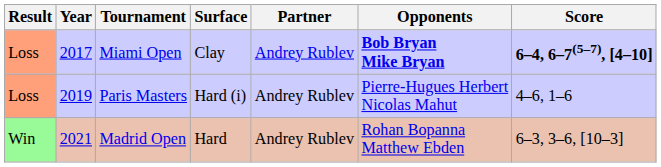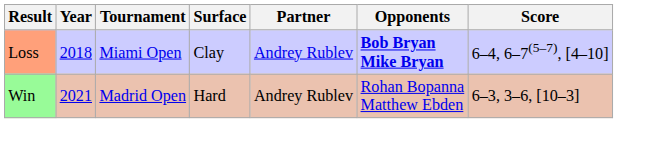(76, 52) 2017 -> (76, 52) 2018
(584, 52) bold -> (540, 52) normal
- row: (143, 95)
